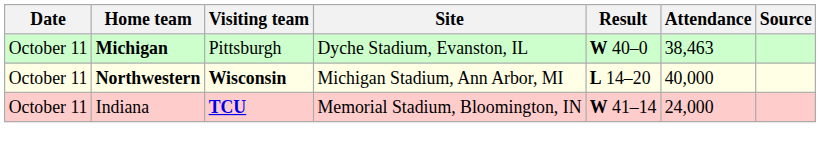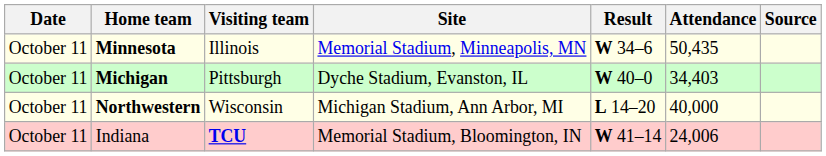+ row: (136, 48)
(689, 48) 38,463 -> (694, 77) 34,403
(248, 77) bold -> (246, 107) normal
(689, 107) 24,000 -> (694, 136) 24,006
